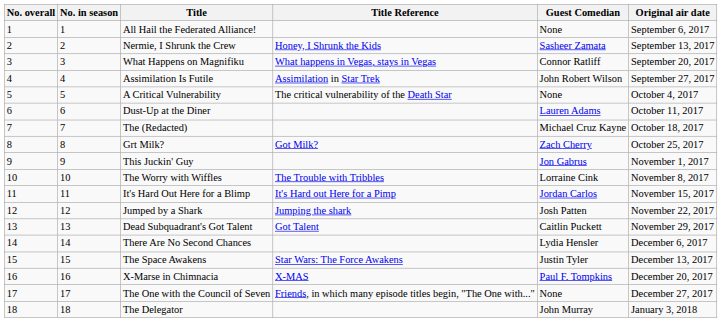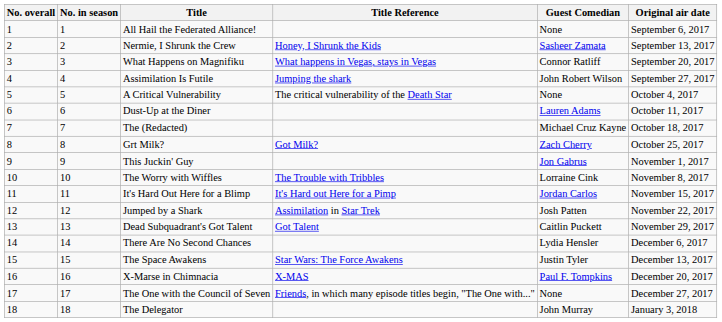(327, 78) Assimilation in Star Trek -> (313, 78) Jumping the shark
(313, 210) Jumping the shark -> (327, 210) Assimilation in Star Trek
